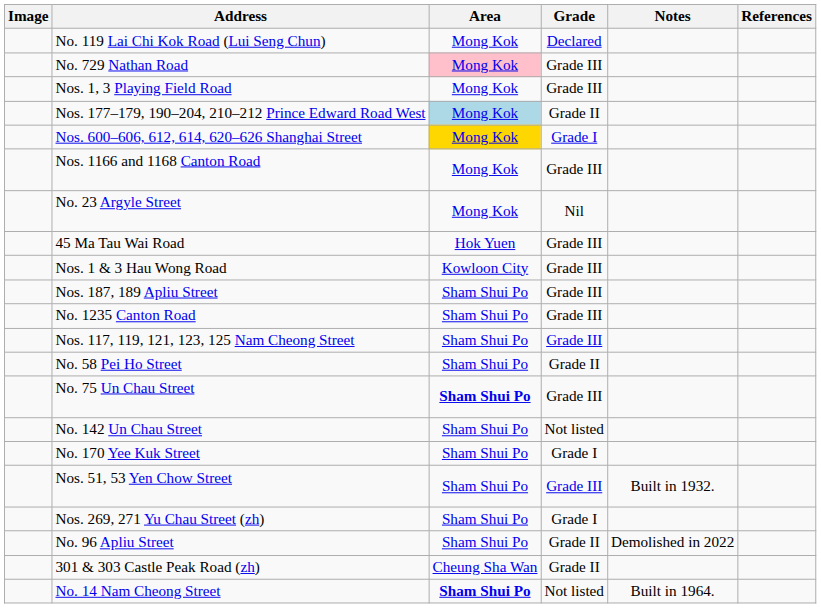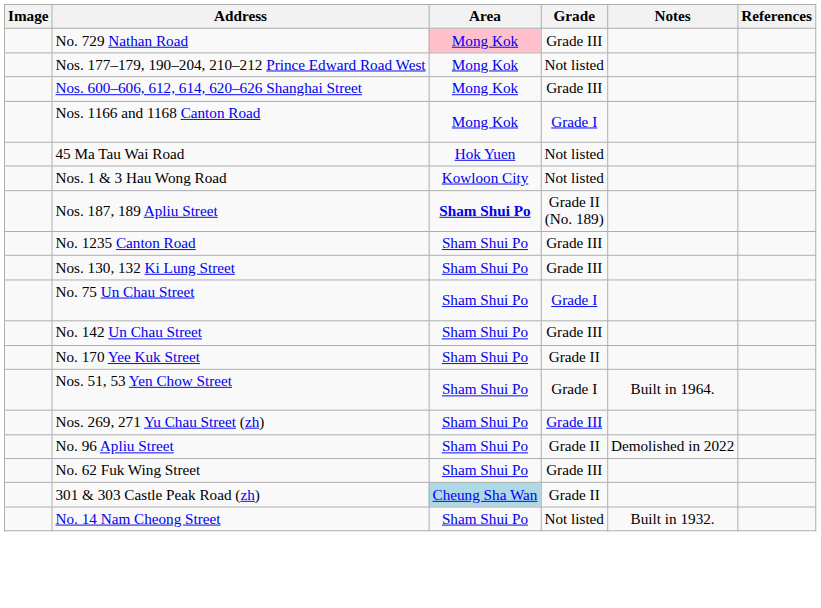- row: (191, 40)
- row: (144, 88)
(485, 112) lightblue background -> (485, 64) no background
(574, 112) Grade II -> (574, 64) Not listed
(485, 137) gold background -> (485, 88) no background
(574, 137) Grade I -> (574, 88) Grade III
(574, 169) Grade III -> (574, 121) Grade I
- row: (118, 202)
(574, 243) Grade III -> (574, 154) Not listed
(574, 267) Grade III -> (574, 178) Not listed
(485, 291) normal -> (485, 210) bold
(574, 291) Grade III -> (574, 210) Grade II (No. 189)
+ row: (145, 267)
- row: (205, 340)
- row: (119, 364)
(485, 396) bold -> (485, 300) normal
(574, 396) Grade III -> (574, 300) Grade I
(574, 429) Not listed -> (574, 333) Grade III
(574, 453) Grade I -> (574, 357) Grade II
(574, 486) Grade III -> (574, 389) Grade I
(673, 486) Built in 1932. -> (673, 389) Built in 1964.
(574, 518) Grade I -> (574, 422) Grade III
+ row: (128, 470)
(485, 567) no background -> (485, 494) lightblue background
(485, 591) bold -> (485, 518) normal
(673, 591) Built in 1964. -> (673, 518) Built in 1932.
